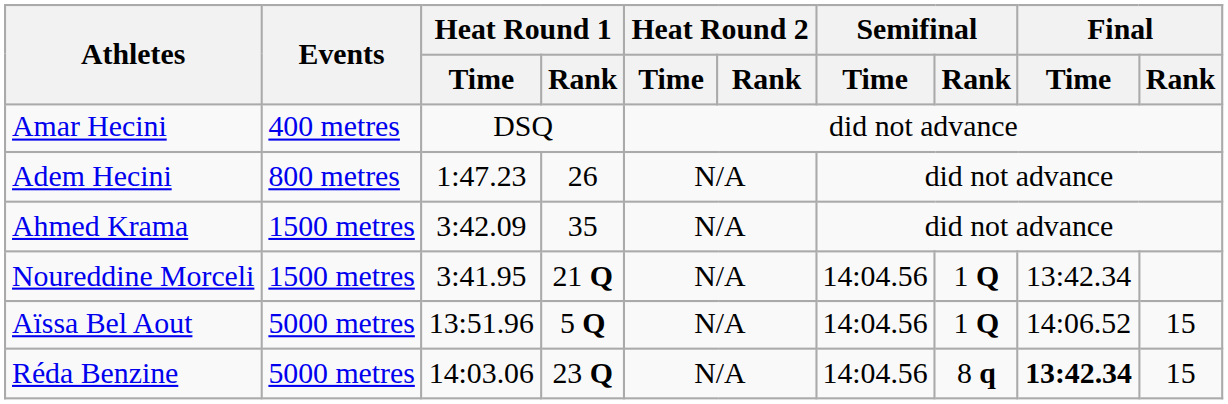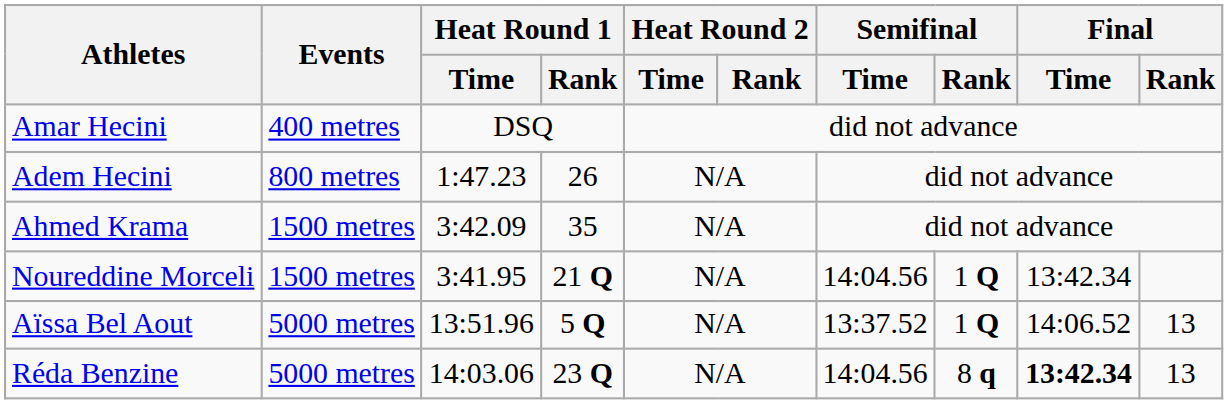(875, 324) 14:04.56 -> (875, 324) 13:37.52
(1181, 324) 15 -> (1181, 324) 13
(1181, 373) 15 -> (1181, 373) 13
